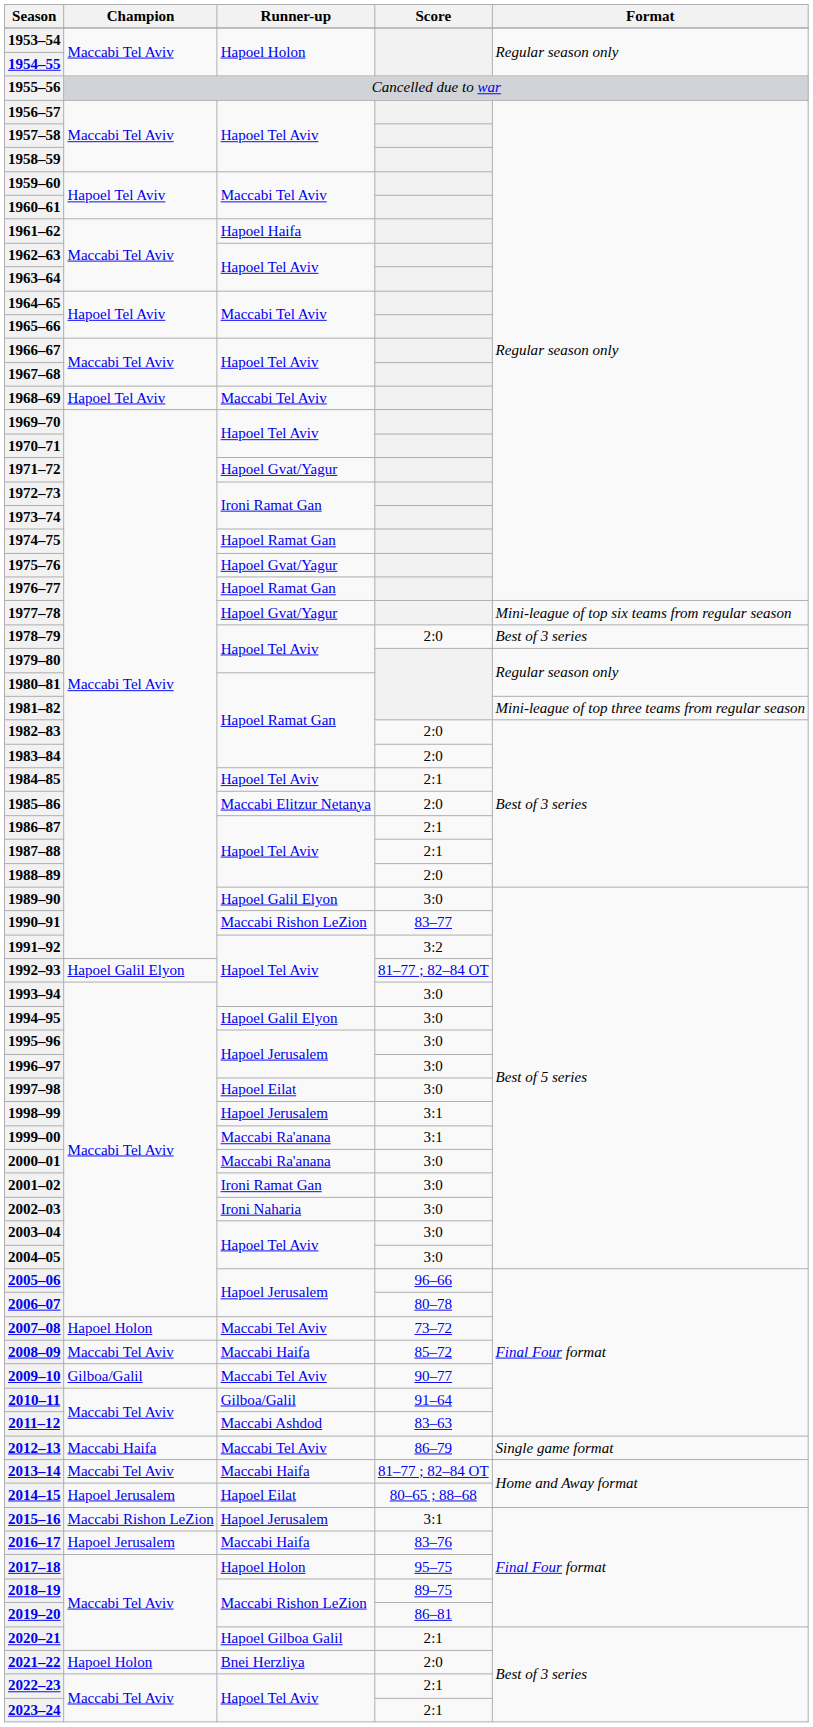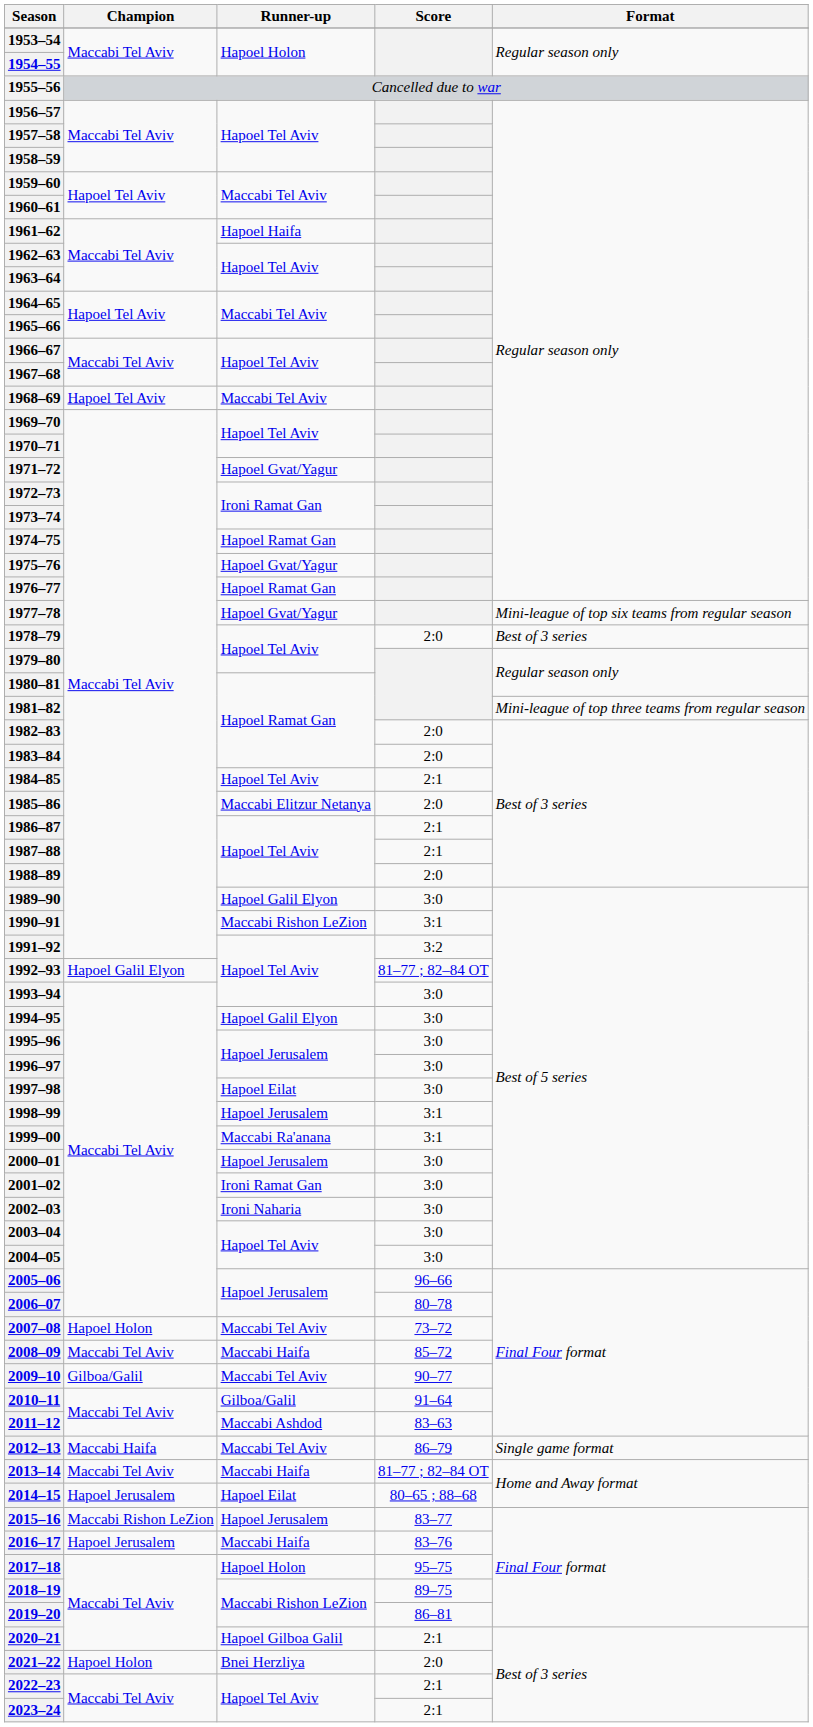(433, 922) 83–77 -> (433, 922) 3:1
(276, 1161) Maccabi Ra'anana -> (274, 1161) Hapoel Jerusalem
(433, 1519) 3:1 -> (433, 1519) 83–77
